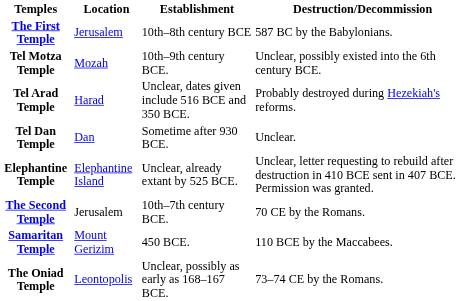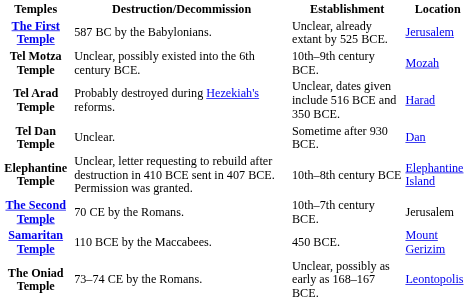columns swapped: (106, 9) <-> (363, 9)
(196, 32) 10th–8th century BCE -> (340, 32) Unclear, already extant by 525 BCE.
(190, 174) Unclear, already extant by 525 BCE. -> (347, 174) 10th–8th century BCE
